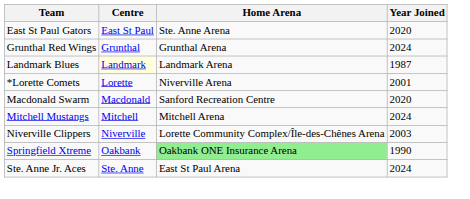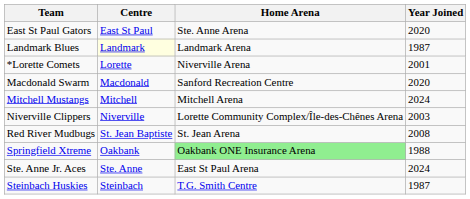- row: (52, 47)
+ row: (51, 133)
(400, 151) 1990 -> (419, 151) 1988
+ row: (47, 185)
